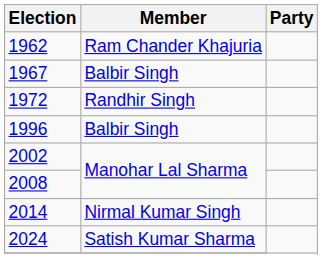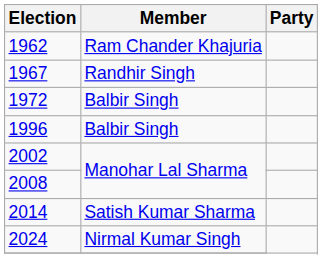(131, 73) Balbir Singh -> (140, 73) Randhir Singh
(140, 101) Randhir Singh -> (131, 101) Balbir Singh
(162, 211) Nirmal Kumar Singh -> (170, 211) Satish Kumar Sharma
(170, 239) Satish Kumar Sharma -> (162, 239) Nirmal Kumar Singh
